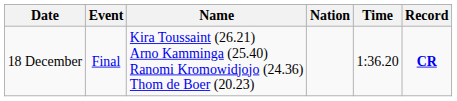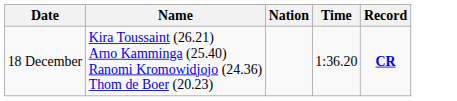- column: (106, 15)
